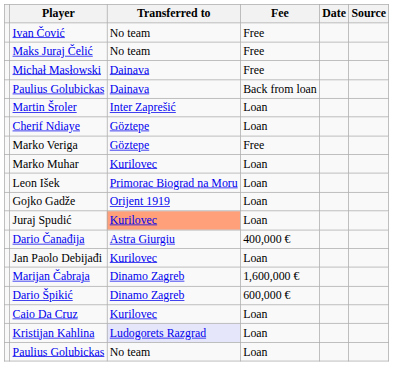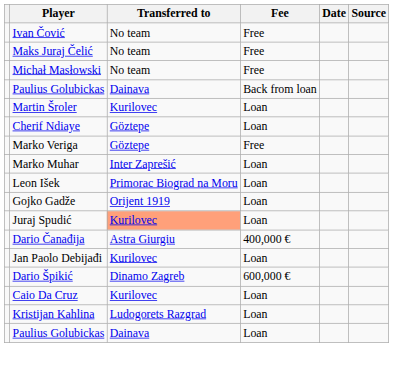(129, 70) Dainava -> (130, 70) No team
(143, 107) Inter Zaprešić -> (133, 107) Kurilovec
(133, 164) Kurilovec -> (143, 164) Inter Zaprešić
- row: (51, 276)
(158, 333) lavender background -> (158, 314) no background
(130, 351) No team -> (129, 333) Dainava
